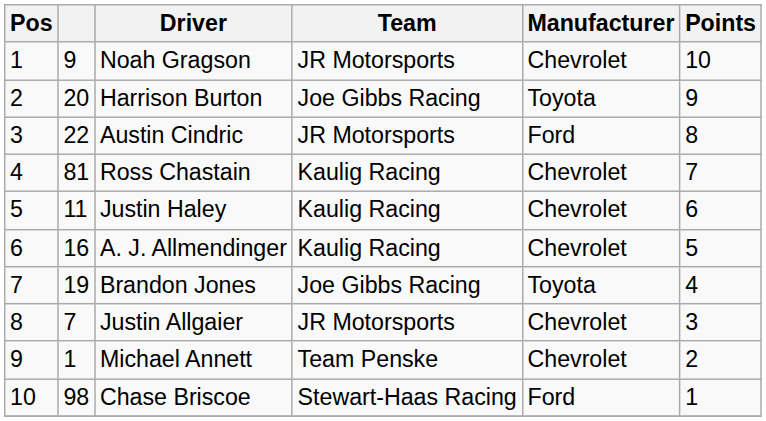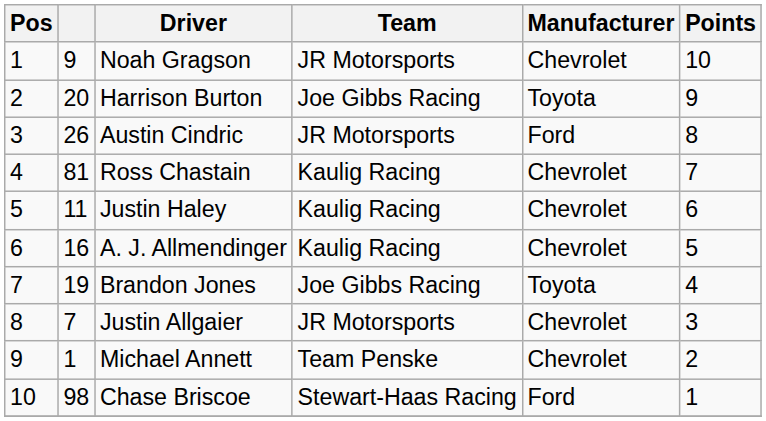(76, 134) 22 -> (76, 134) 26
